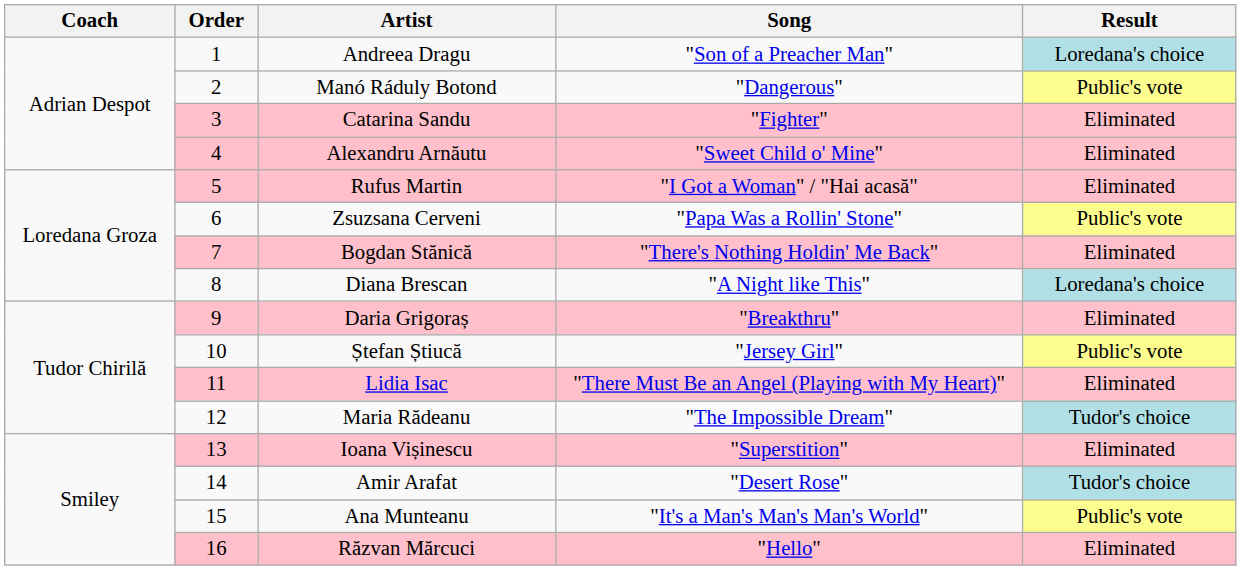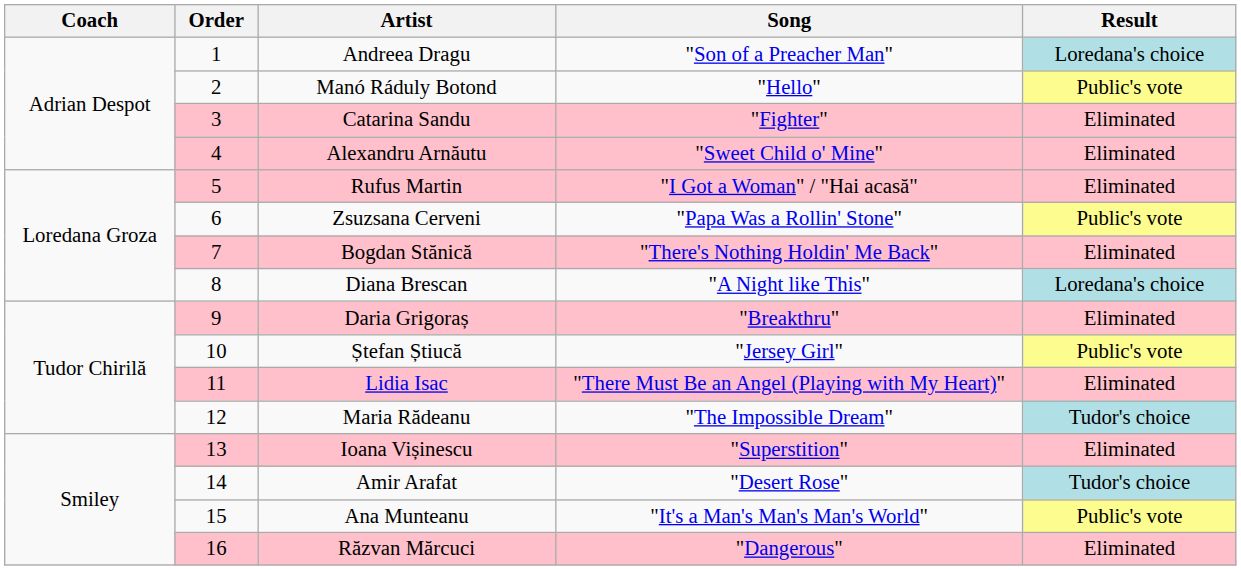(789, 86) "Dangerous" -> (789, 86) "Hello"
(789, 548) "Hello" -> (789, 548) "Dangerous"
